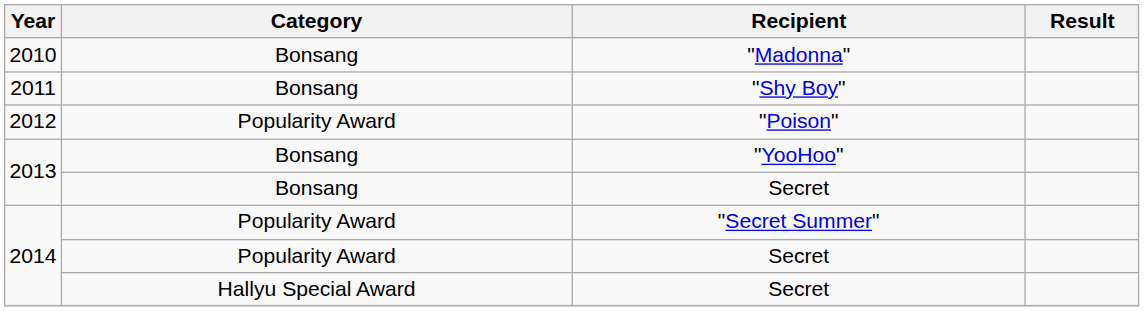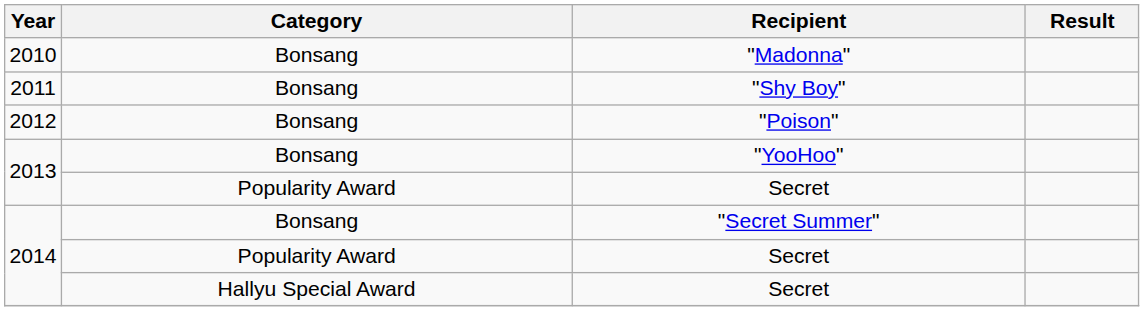(317, 121) Popularity Award -> (317, 121) Bonsang
(317, 188) Bonsang -> (317, 188) Popularity Award
(317, 222) Popularity Award -> (317, 222) Bonsang
